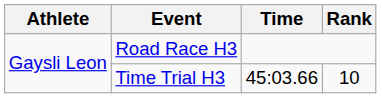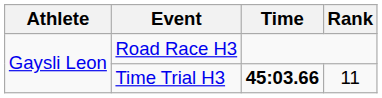(282, 78) normal -> (282, 78) bold
(349, 78) 10 -> (350, 78) 11
